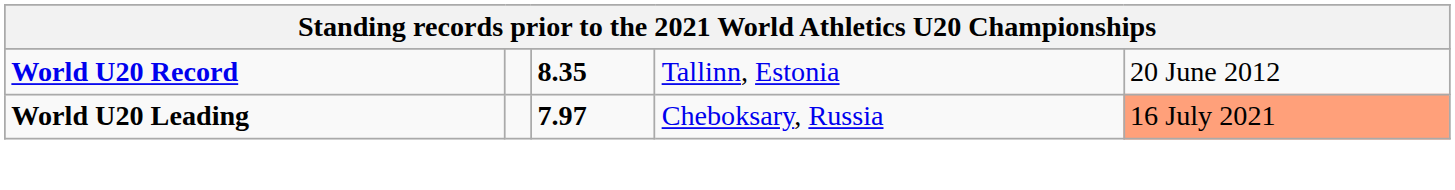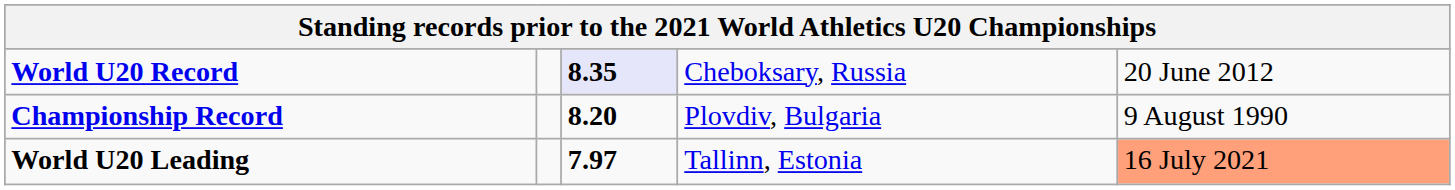(562, 71) no background -> (592, 71) lavender background
(751, 71) Tallinn, Estonia -> (795, 71) Cheboksary, Russia
+ row: (147, 116)
(773, 116) Cheboksary, Russia -> (773, 160) Tallinn, Estonia
